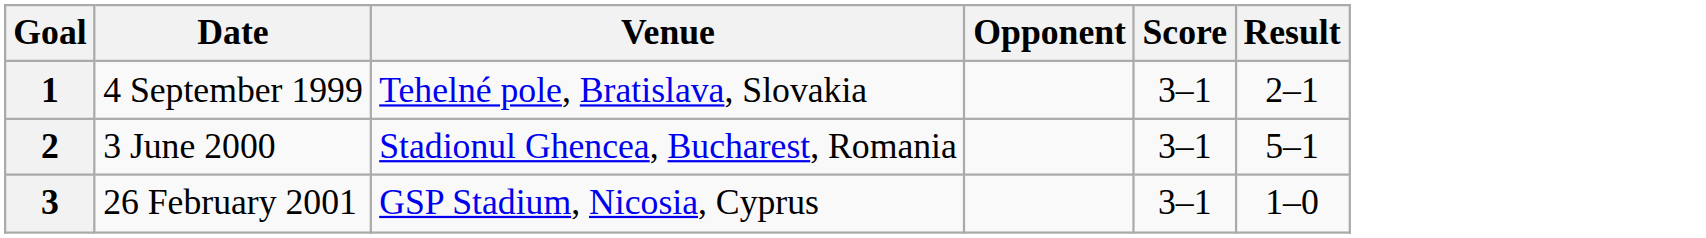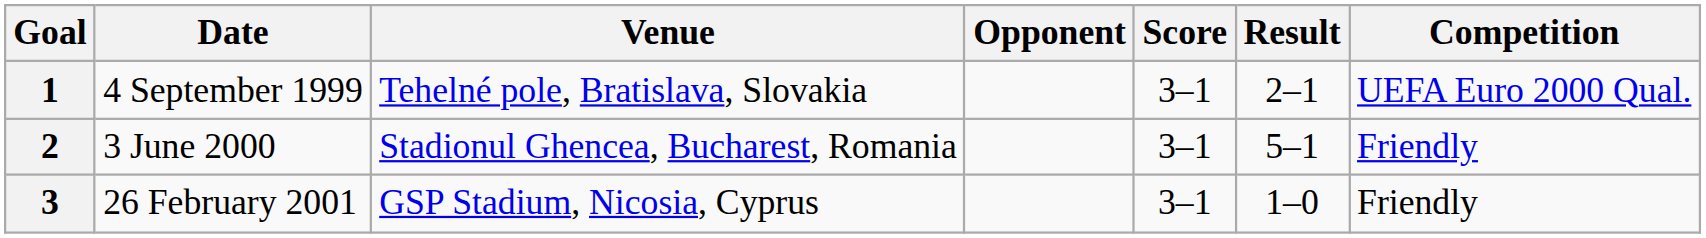+ column: (1524, 32)
